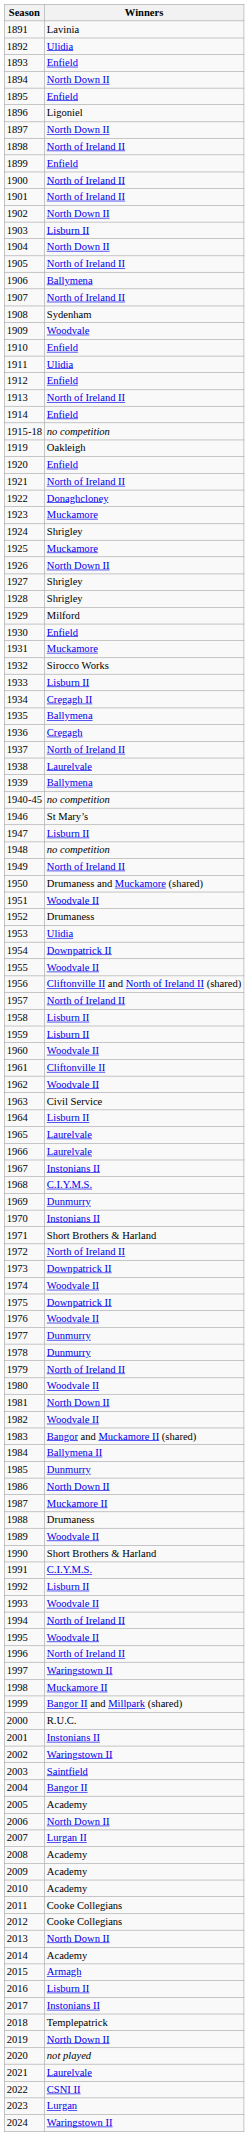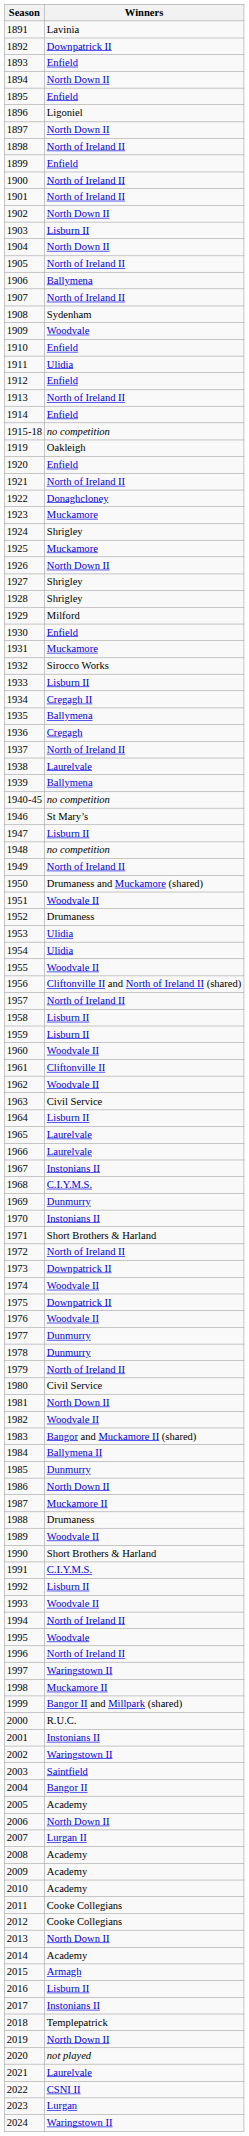(60, 46) Ulidia -> (79, 46) Downpatrick II
(79, 950) Downpatrick II -> (60, 950) Ulidia
(73, 1386) Woodvale II -> (75, 1386) Civil Service
(73, 1637) Woodvale II -> (68, 1637) Woodvale
